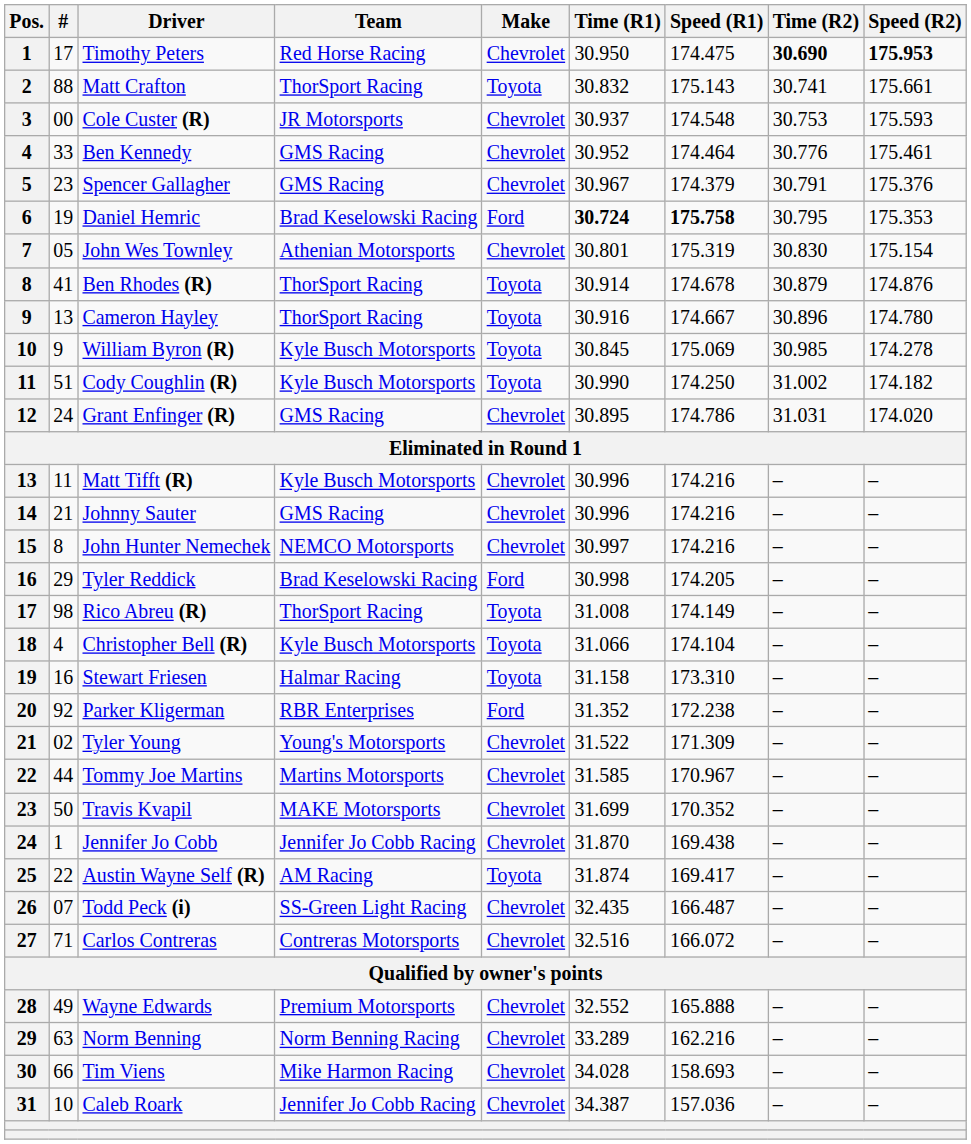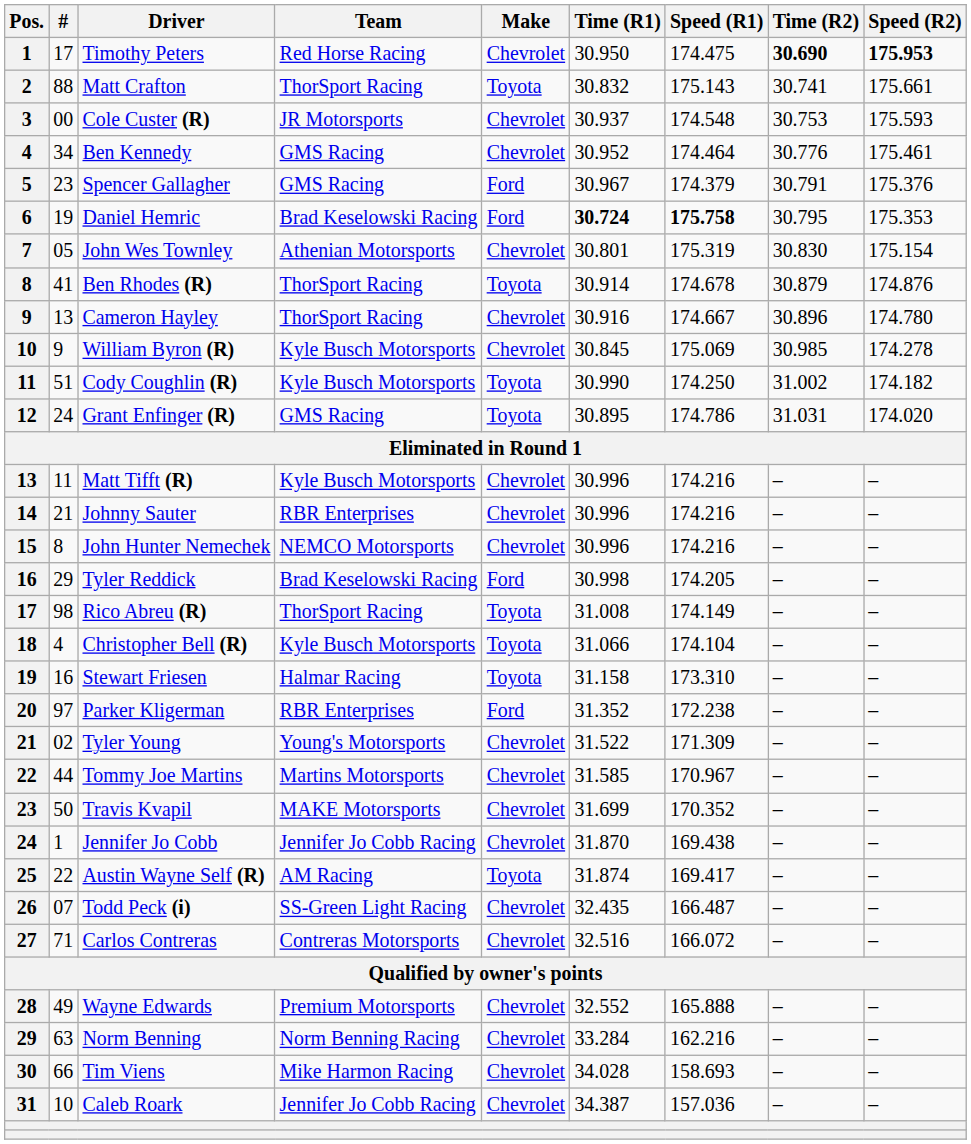(63, 152) 33 -> (63, 152) 34
(526, 185) Chevrolet -> (505, 185) Ford
(514, 316) Toyota -> (526, 316) Chevrolet
(514, 349) Toyota -> (526, 349) Chevrolet
(526, 415) Chevrolet -> (514, 415) Toyota
(332, 513) GMS Racing -> (347, 513) RBR Enterprises
(602, 546) 30.997 -> (602, 546) 30.996
(63, 710) 92 -> (63, 710) 97
(602, 1038) 33.289 -> (602, 1038) 33.284
